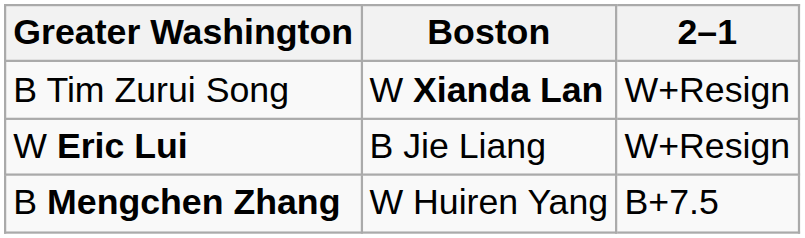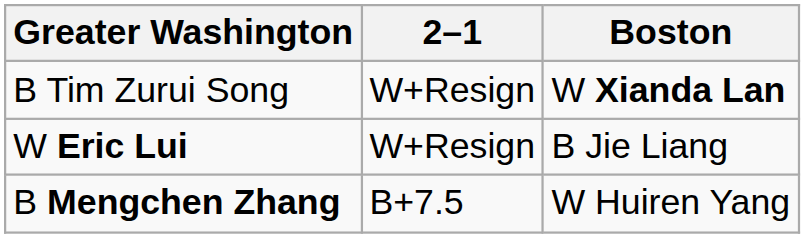columns swapped: (707, 32) <-> (489, 32)
